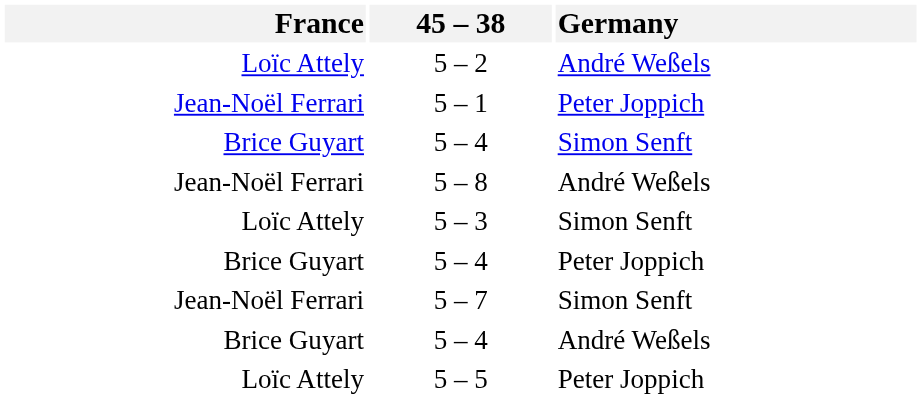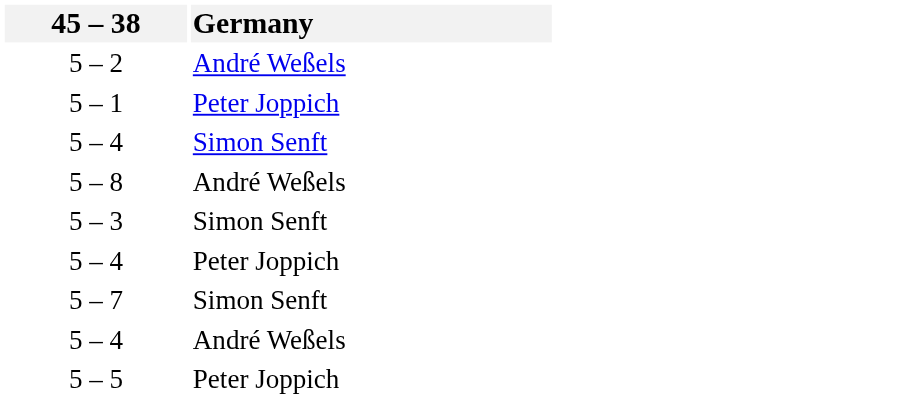- column: (319, 23)
